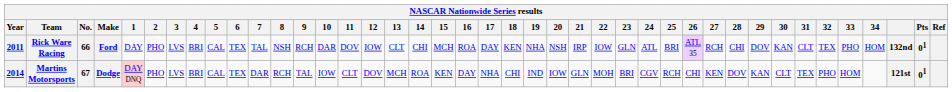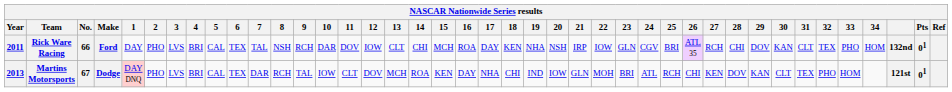(649, 47) ATL -> (649, 47) CGV
(15, 74) 2014 -> (15, 74) 2013
(649, 74) CGV -> (649, 74) ATL
